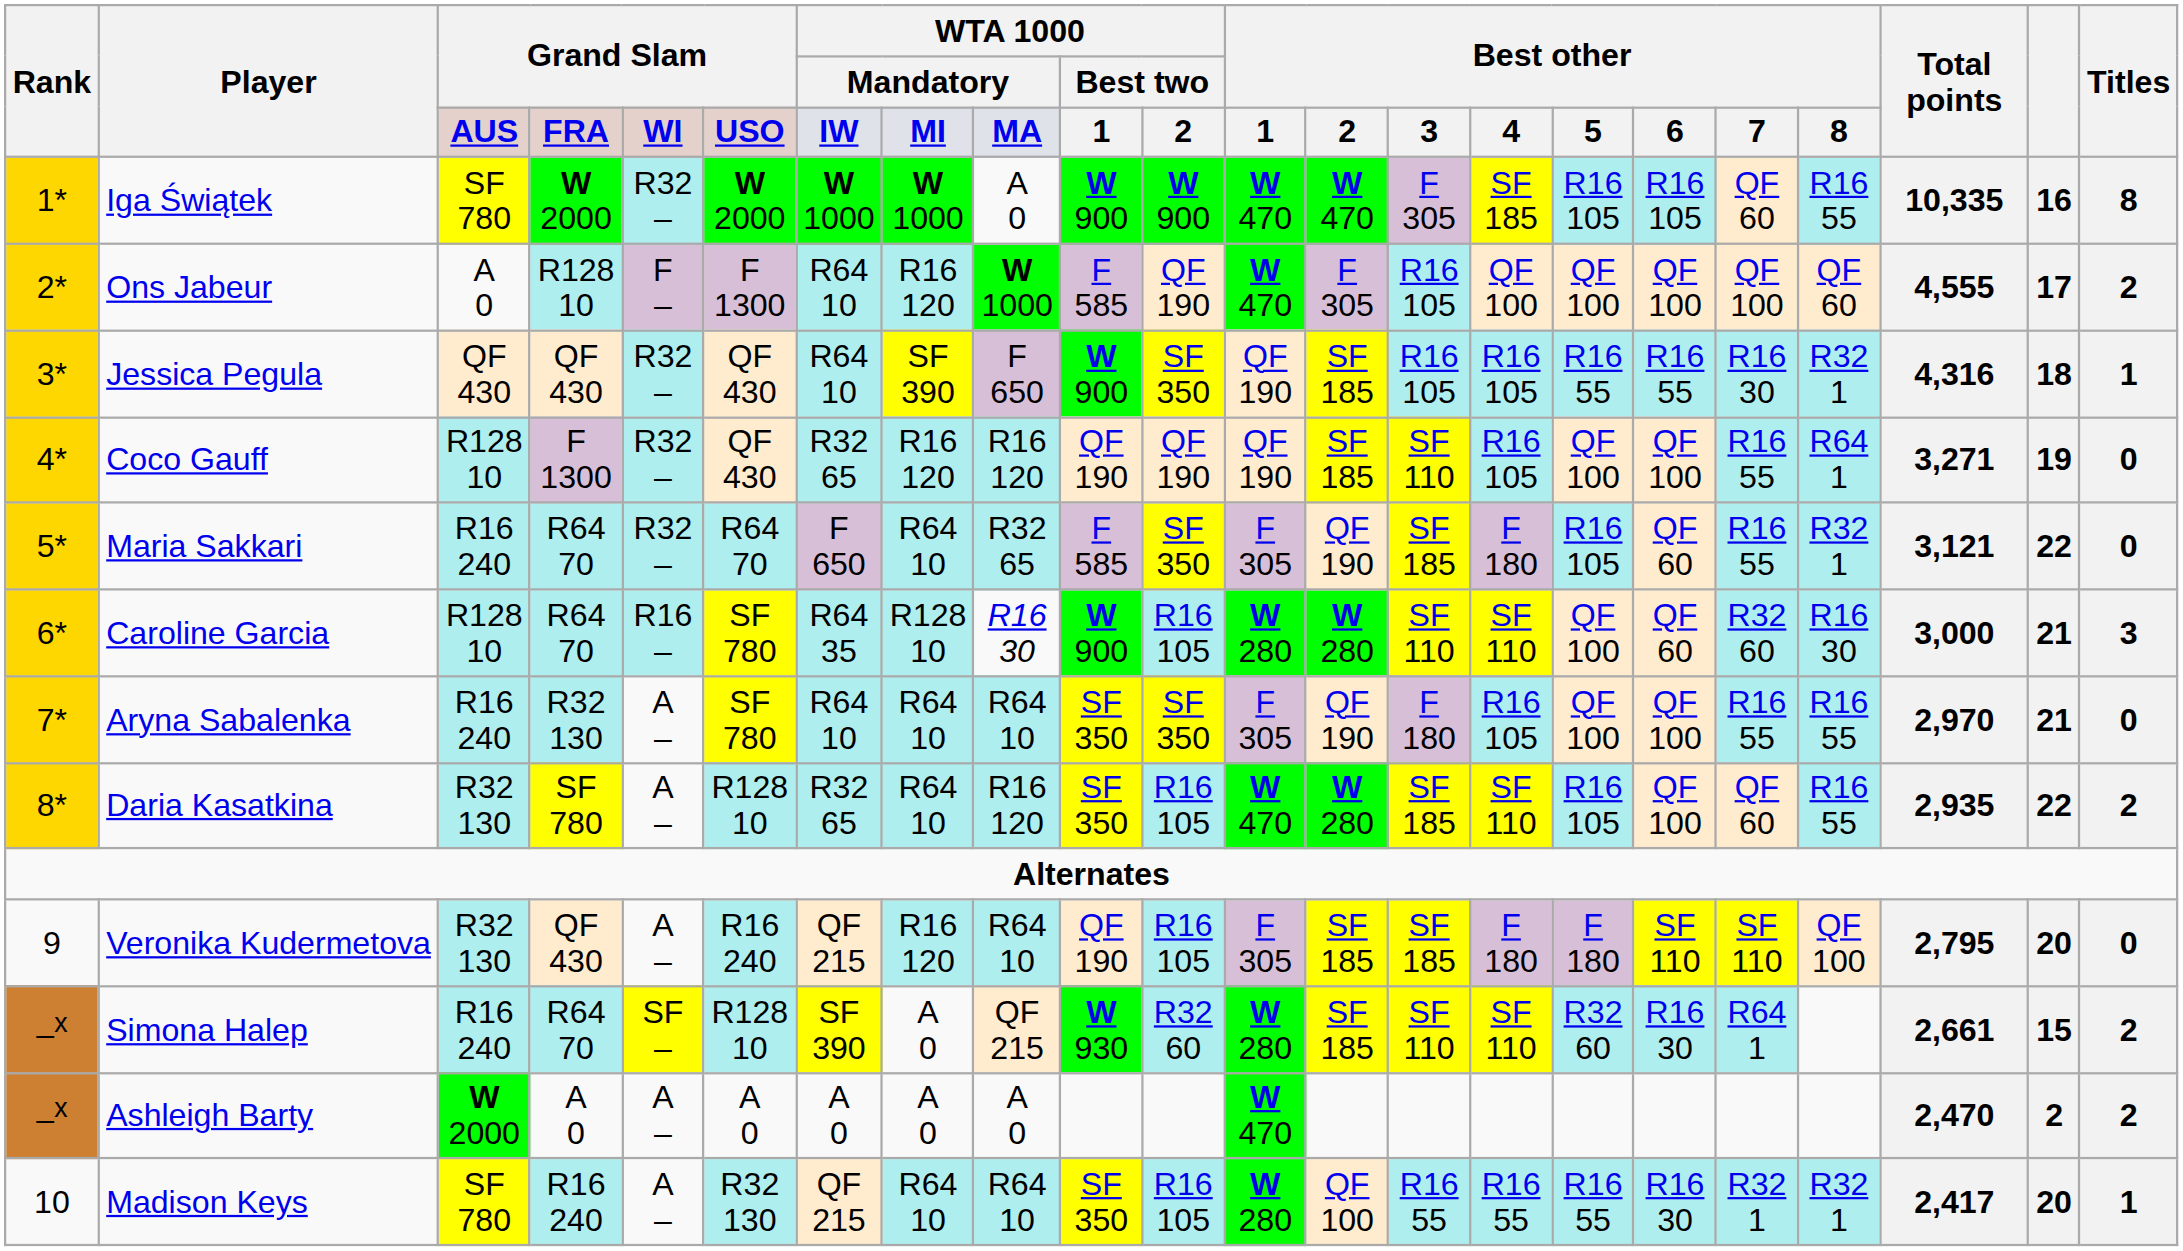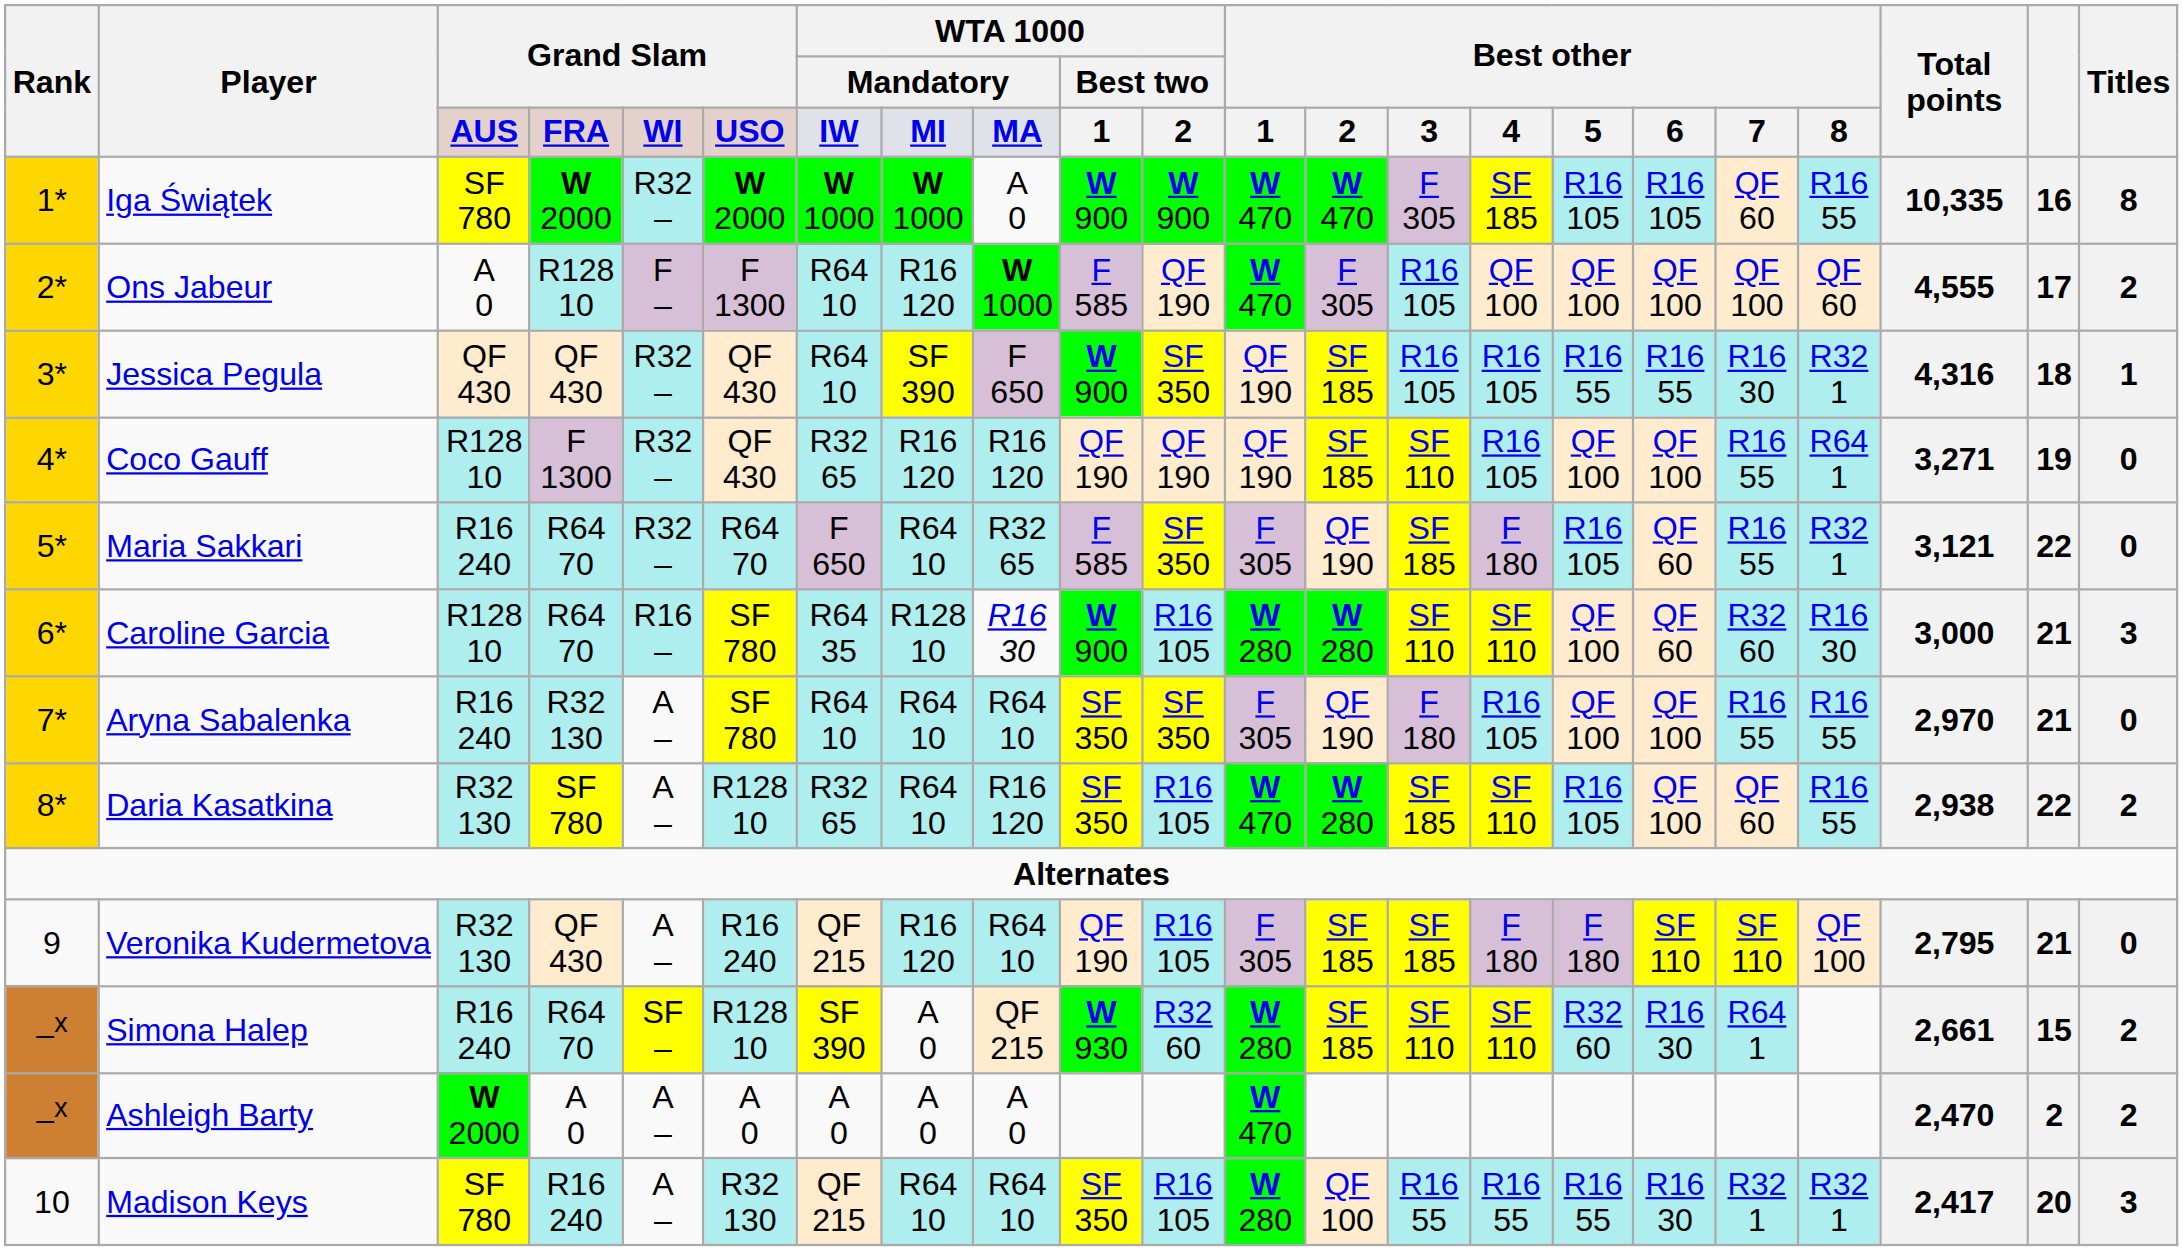(1954, 806) 2,935 -> (1954, 806) 2,938
(2054, 943) 20 -> (2054, 943) 21
(2129, 1202) 1 -> (2129, 1202) 3
